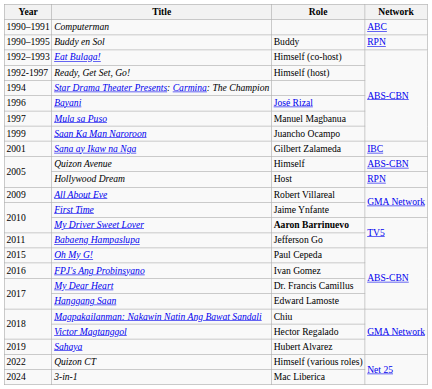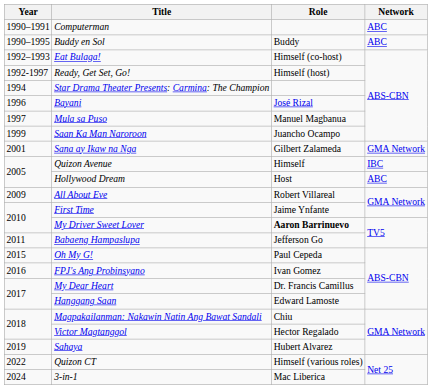(376, 42) RPN -> (377, 42) ABC
(375, 149) IBC -> (396, 149) GMA Network
(388, 164) ABS-CBN -> (375, 164) IBC
(376, 179) RPN -> (377, 179) ABC
